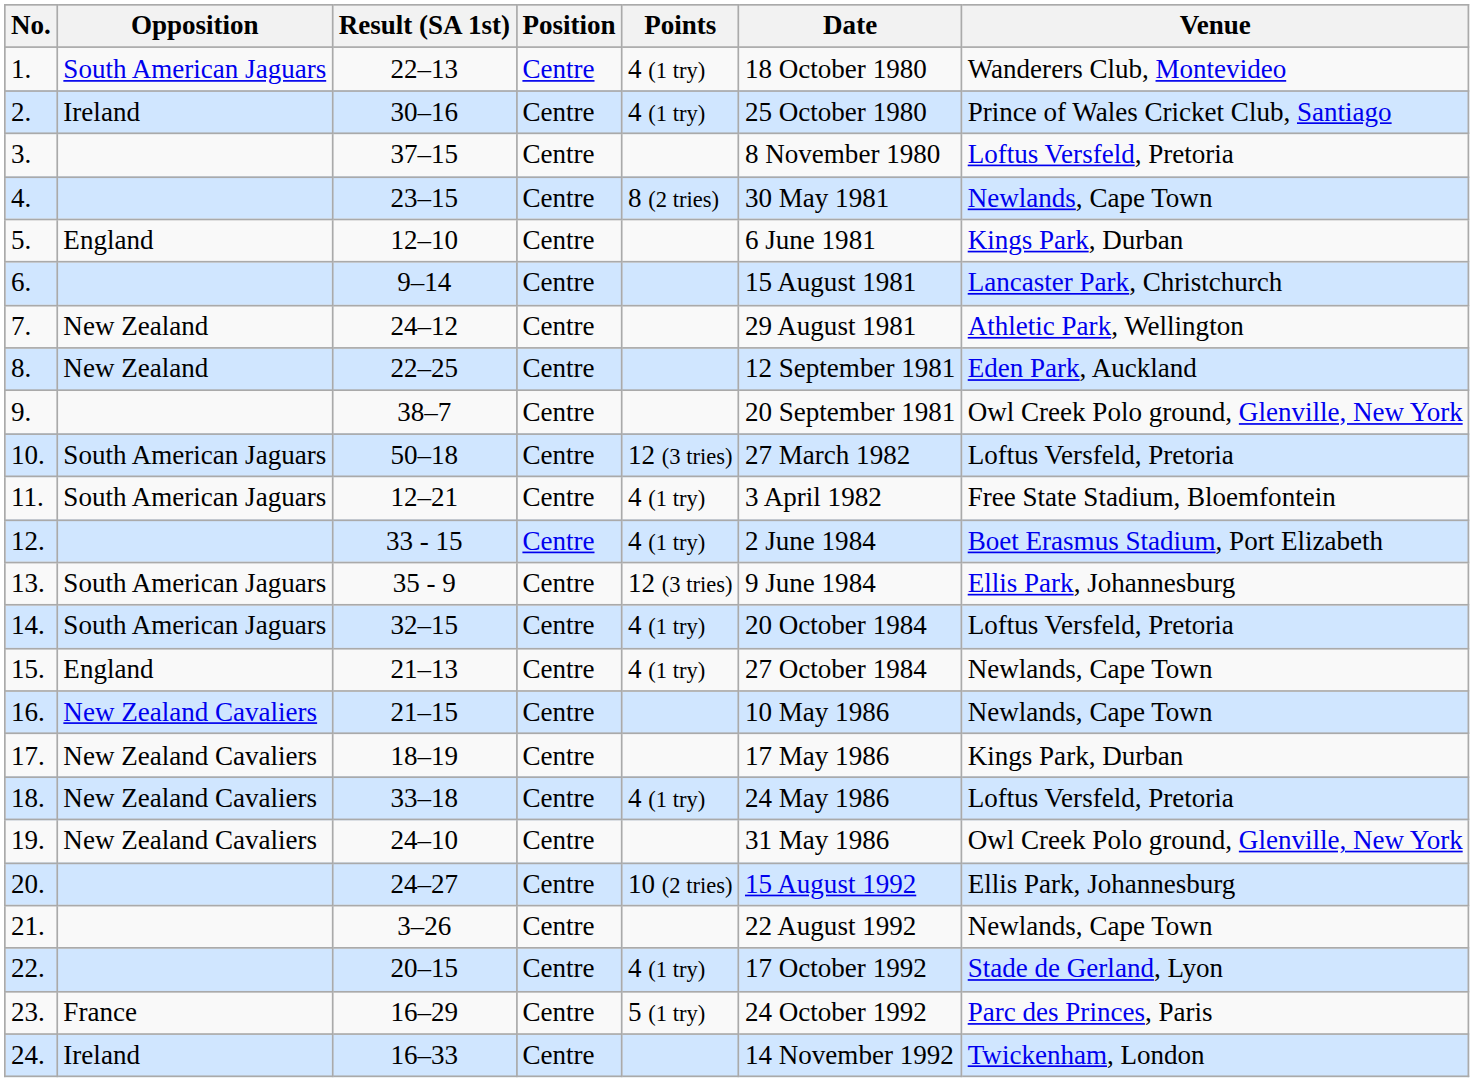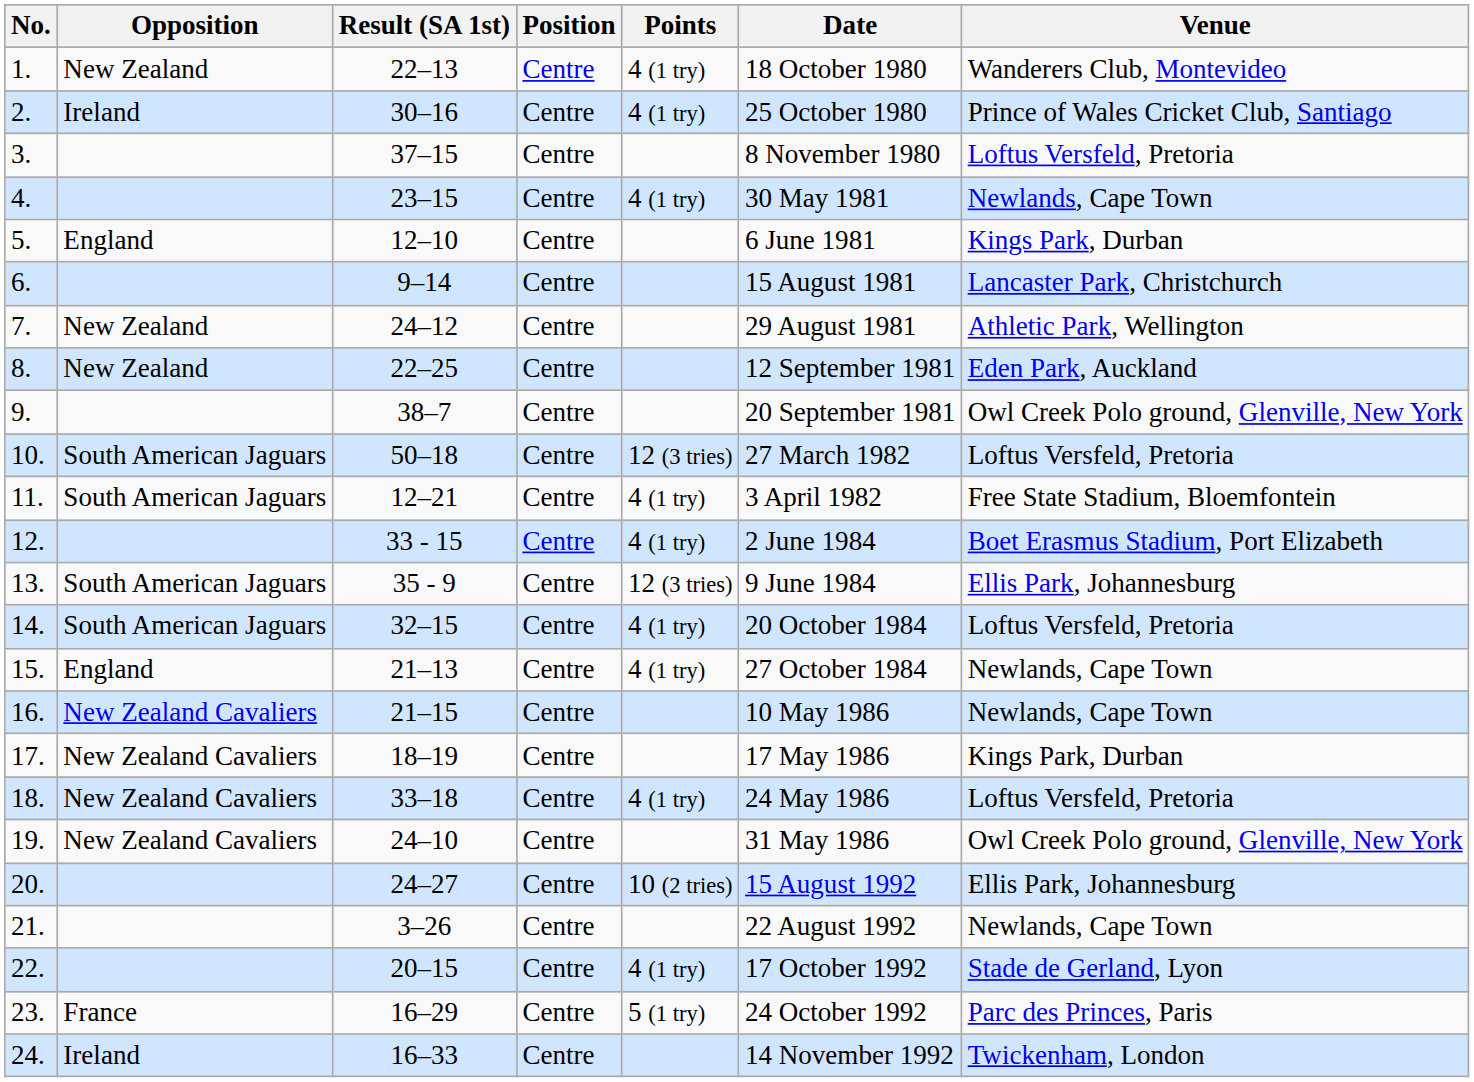(195, 68) South American Jaguars -> (136, 68) New Zealand
(674, 197) 8 (2 tries) -> (667, 197) 4 (1 try)
